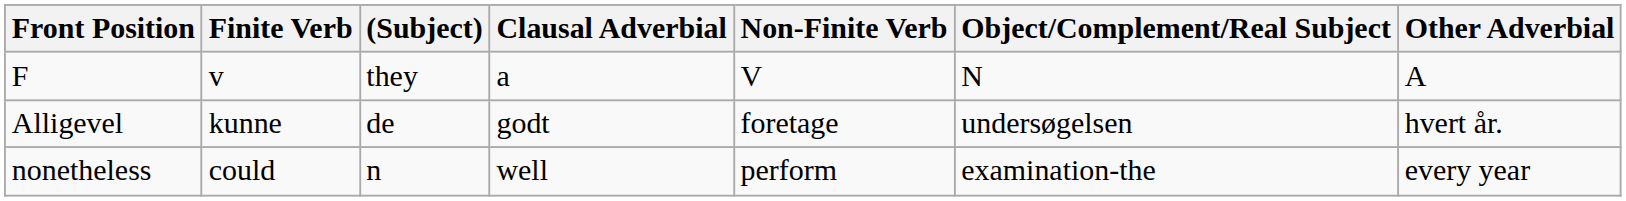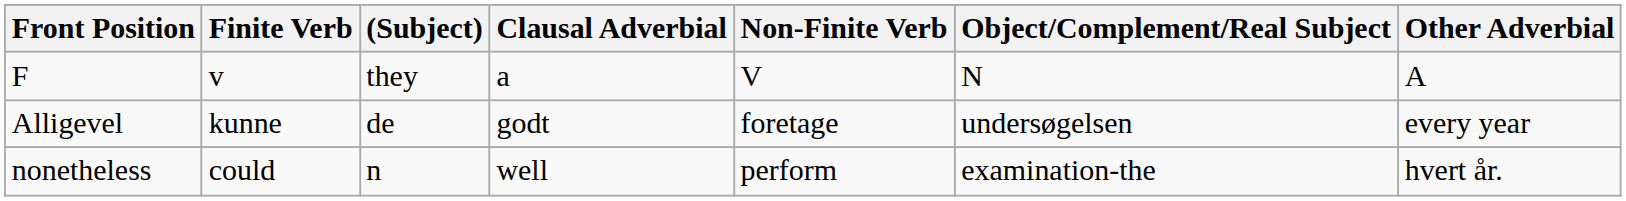(1454, 123) hvert år. -> (1467, 123) every year
(1467, 170) every year -> (1454, 170) hvert år.
